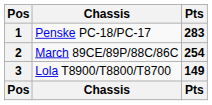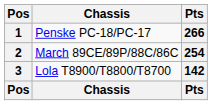(194, 33) 283 -> (194, 33) 266
(194, 71) 149 -> (194, 71) 142
